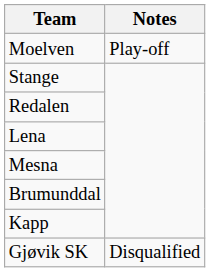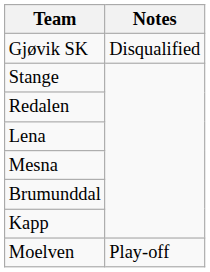rows swapped: (42, 48) <-> (48, 252)
